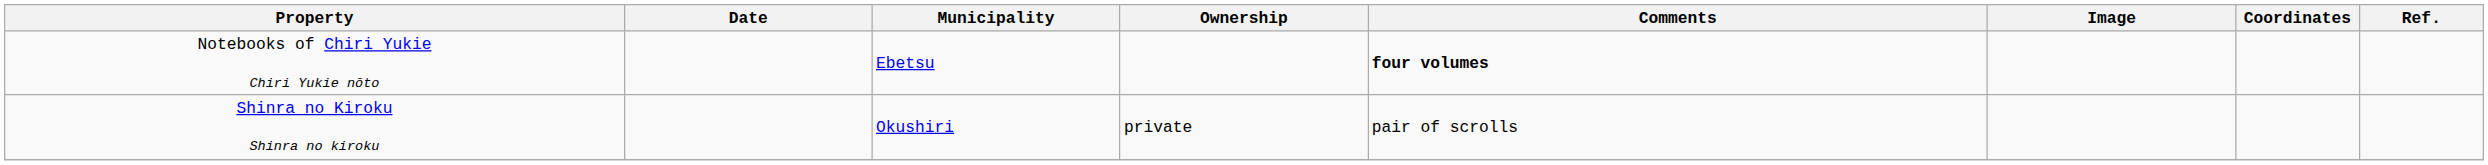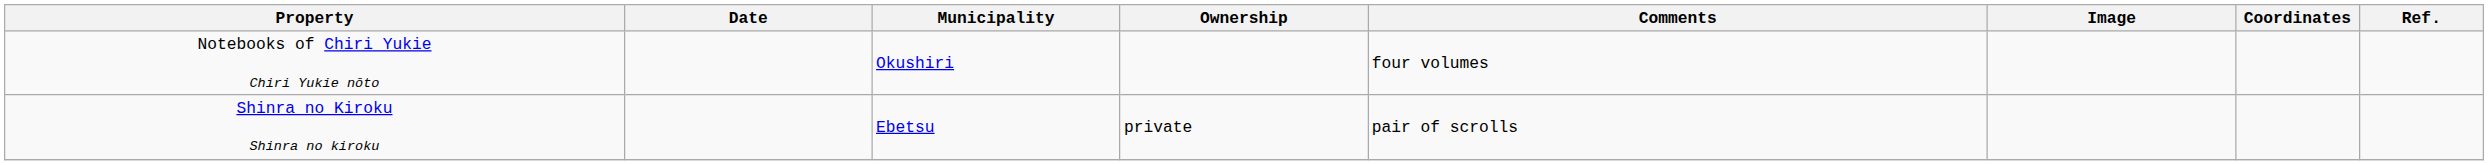(905, 63) Ebetsu -> (915, 63) Okushiri
(1430, 63) bold -> (1430, 63) normal
(915, 127) Okushiri -> (905, 127) Ebetsu
